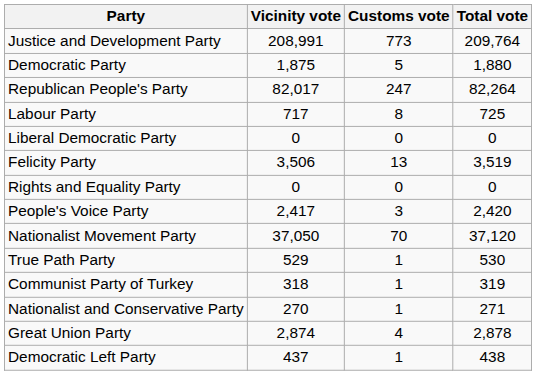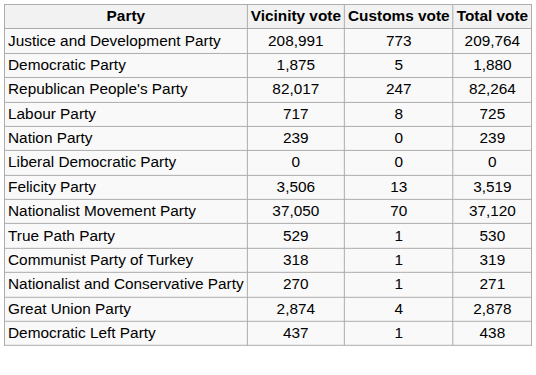+ row: (50, 138)
- row: (94, 187)
- row: (78, 211)
